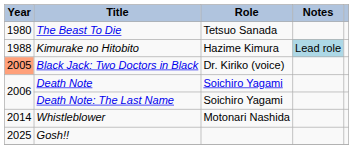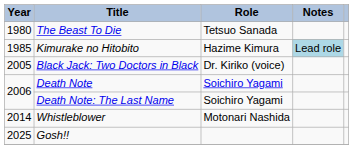(19, 48) 1988 -> (19, 48) 1985
(19, 65) lightsalmon background -> (19, 65) no background
